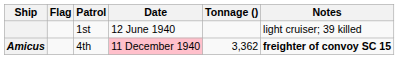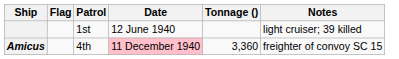(245, 46) 3,362 -> (245, 46) 3,360
(327, 46) bold -> (323, 46) normal
